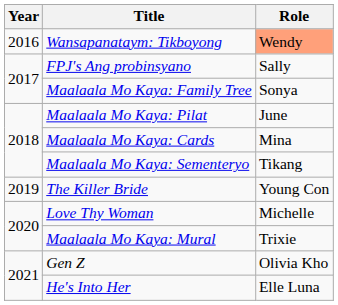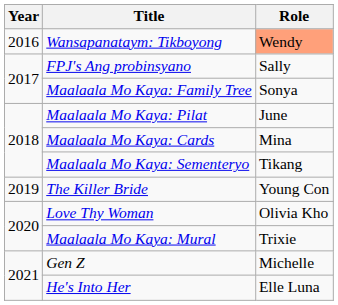(286, 213) Michelle -> (294, 213) Olivia Kho
(294, 262) Olivia Kho -> (286, 262) Michelle
